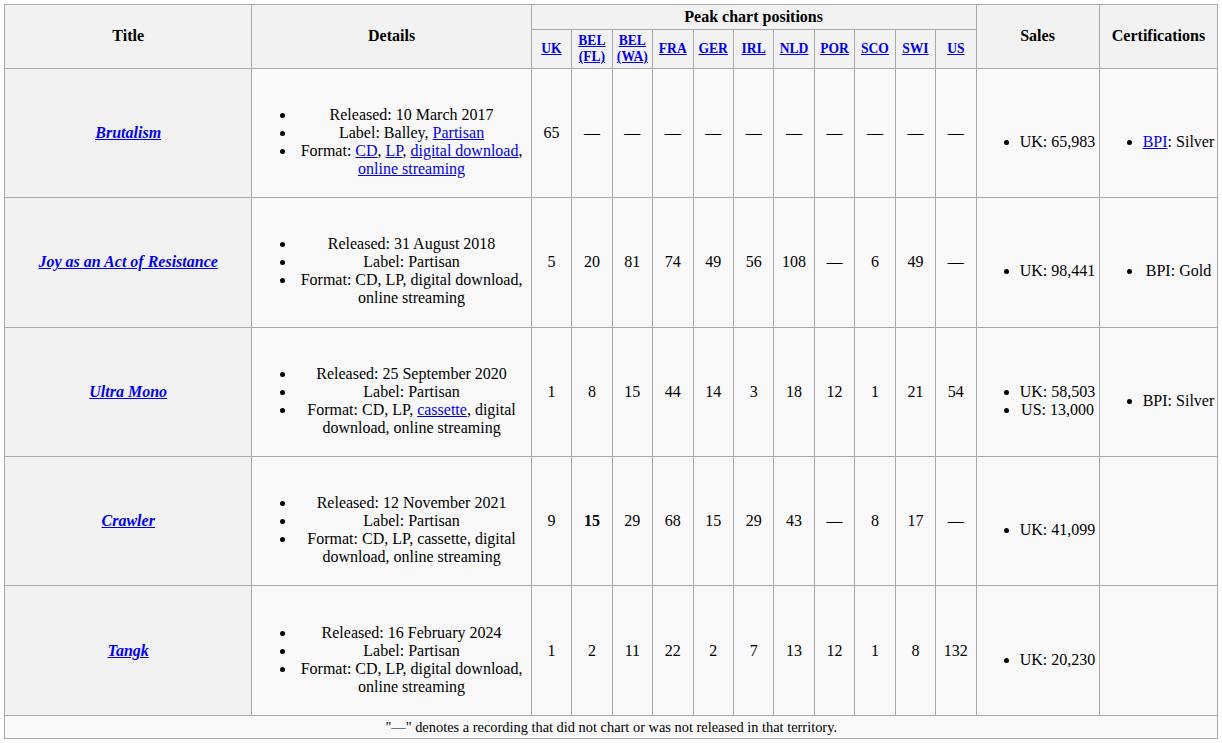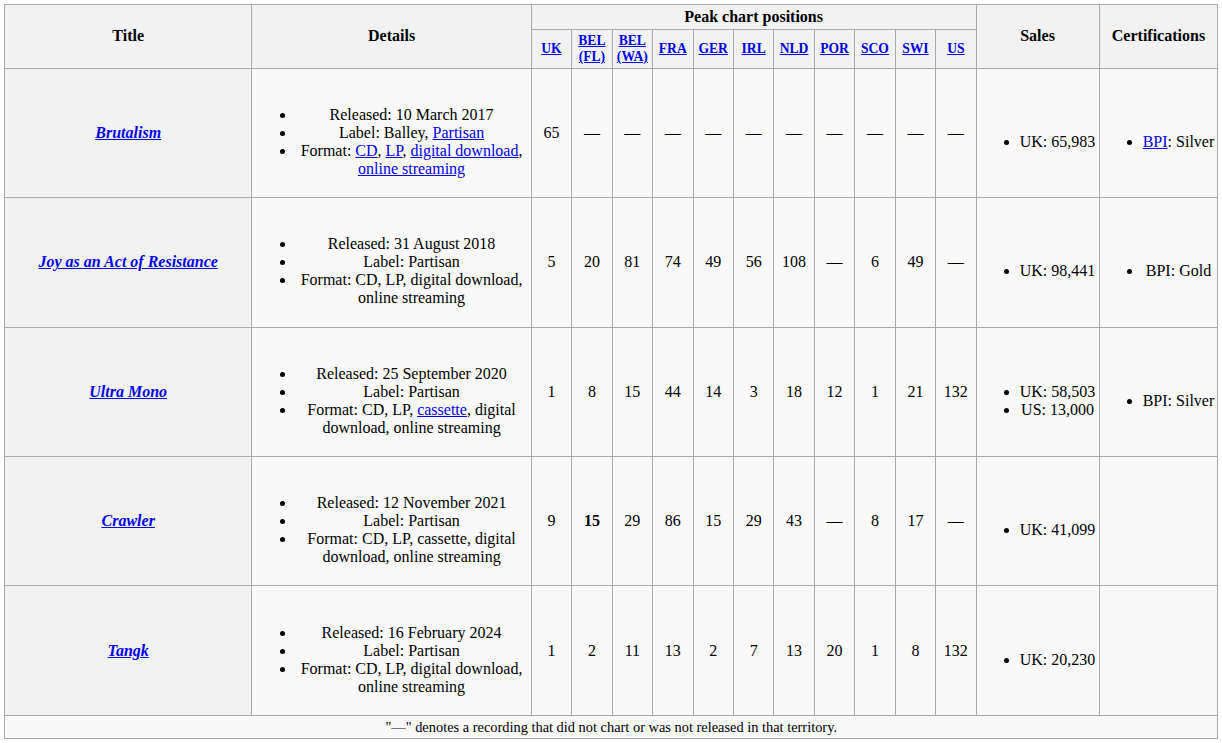(956, 391) 54 -> (956, 391) 132
(673, 521) 68 -> (673, 521) 86
(673, 650) 22 -> (673, 650) 13
(835, 650) 12 -> (835, 650) 20
